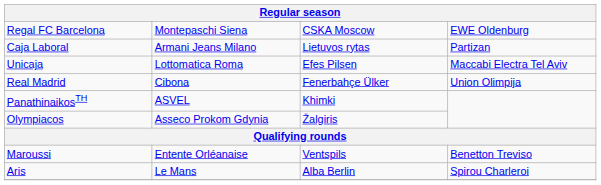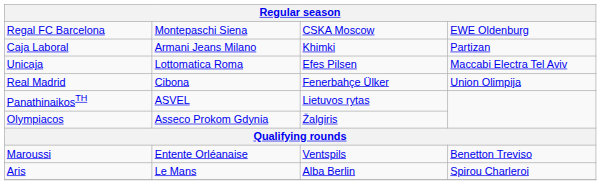(336, 47) Lietuvos rytas -> (319, 47) Khimki
(319, 100) Khimki -> (336, 100) Lietuvos rytas
